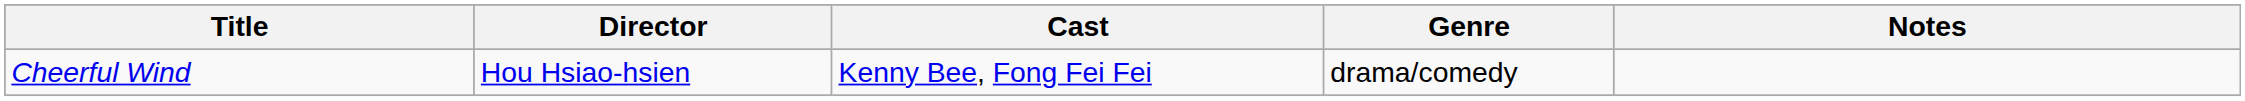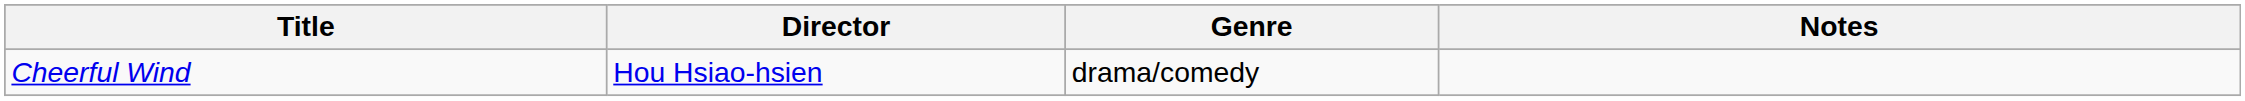- column: (1078, 26)
